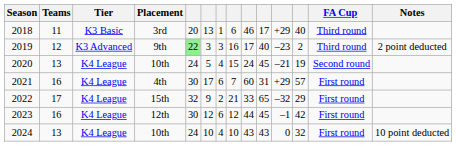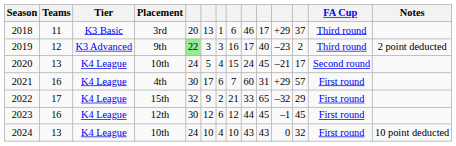(300, 30) 40 -> (300, 30) 37
(300, 64) 19 -> (300, 64) 17
(300, 116) 42 -> (300, 116) 45
